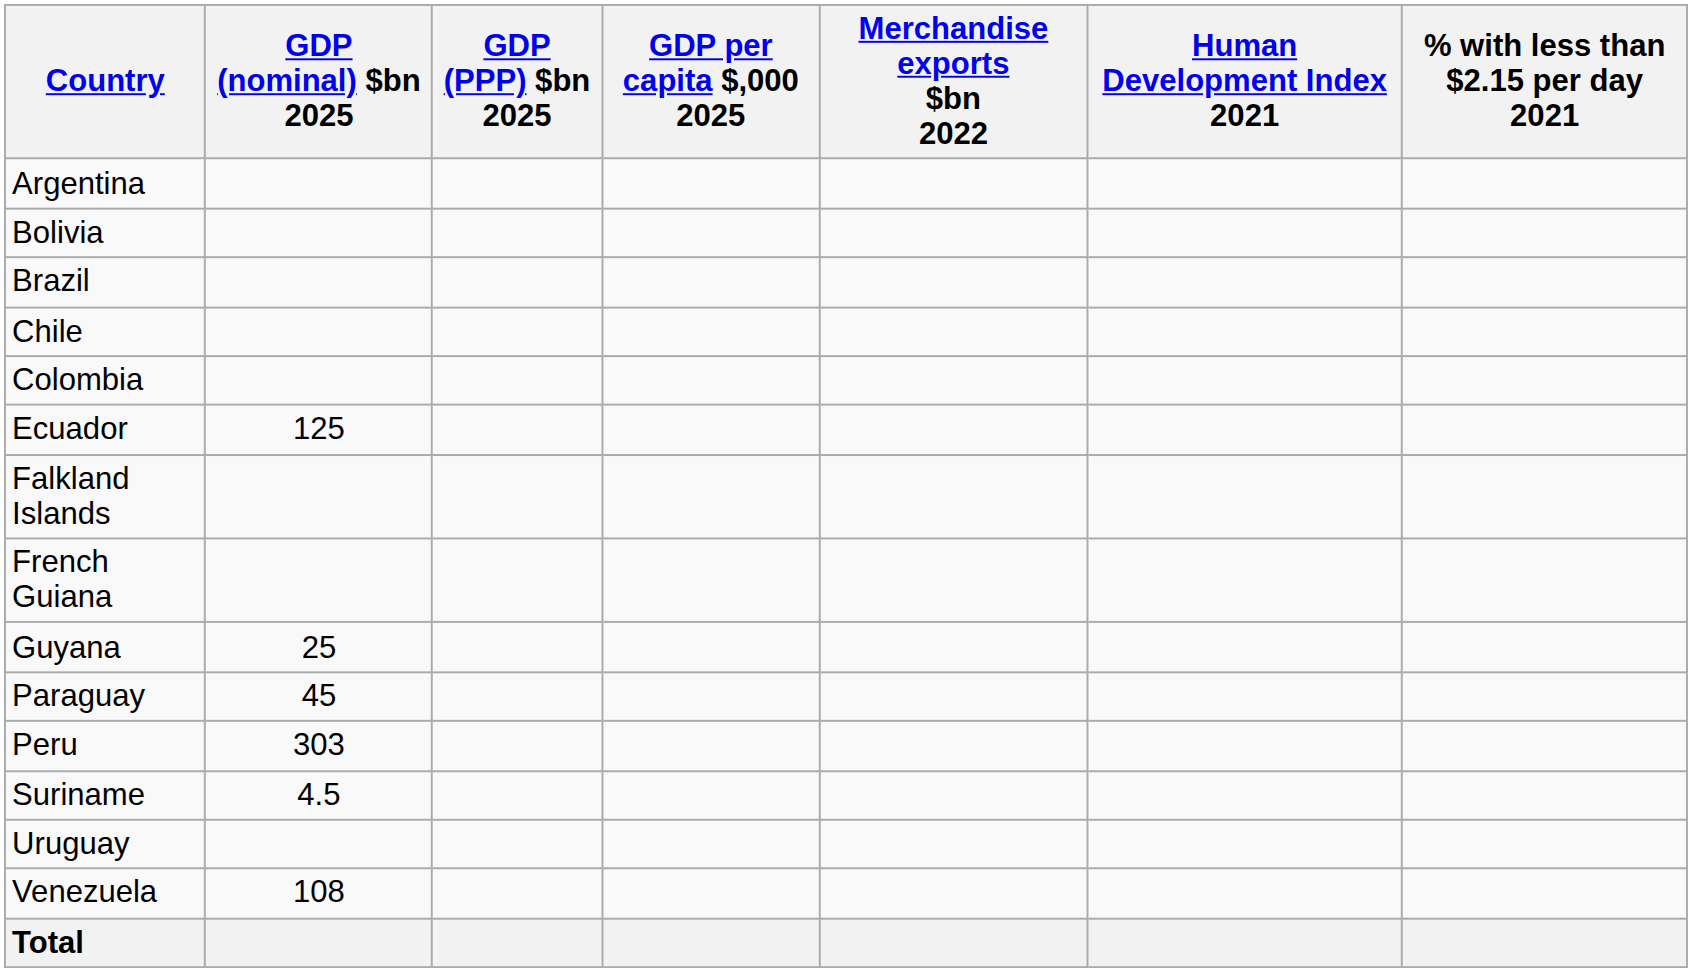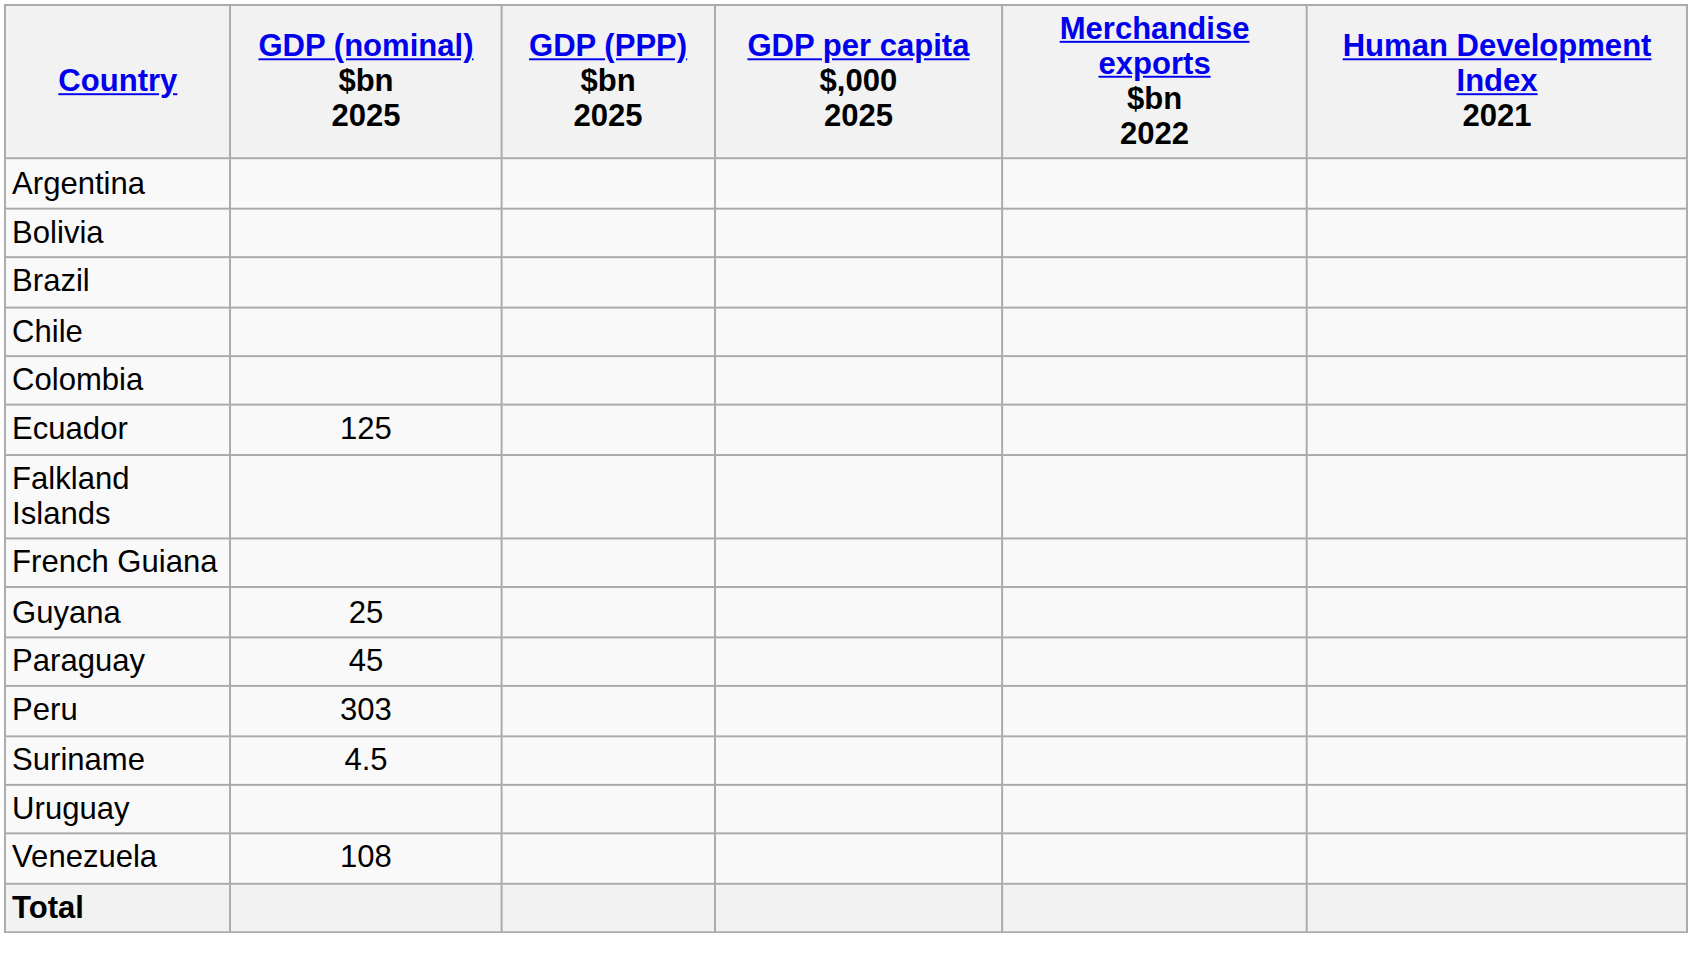- column: (1545, 81)
